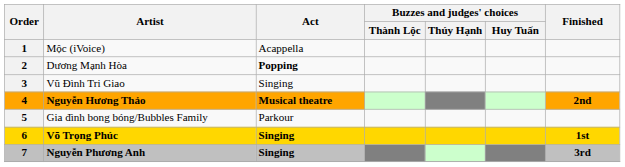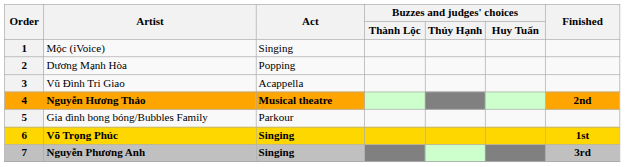(281, 48) Acappella -> (276, 48) Singing
(278, 65) bold -> (277, 65) normal
(276, 83) Singing -> (281, 83) Acappella
